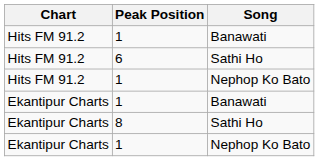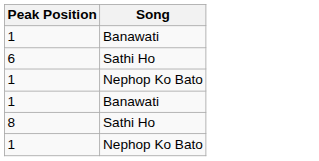- column: (58, 15)
